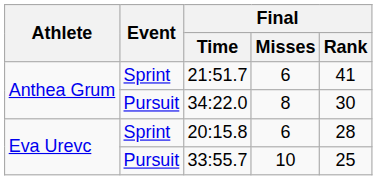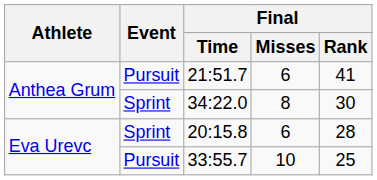(147, 75) Sprint -> (151, 75) Pursuit
(151, 103) Pursuit -> (147, 103) Sprint
